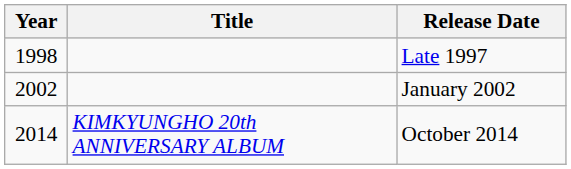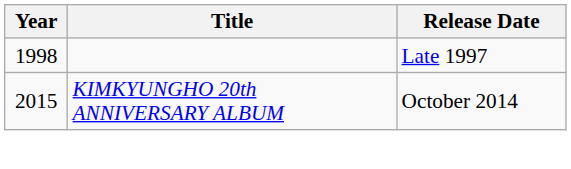- row: (459, 88)
(36, 134) 2014 -> (36, 100) 2015
